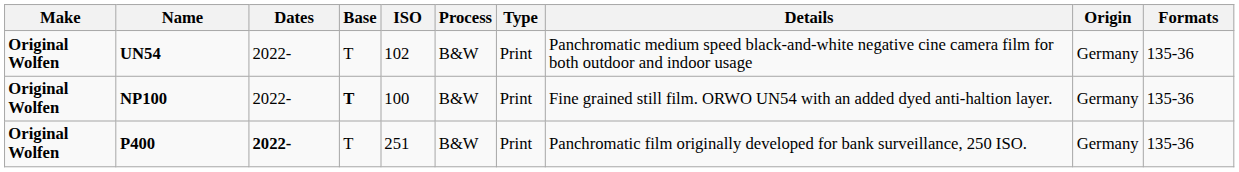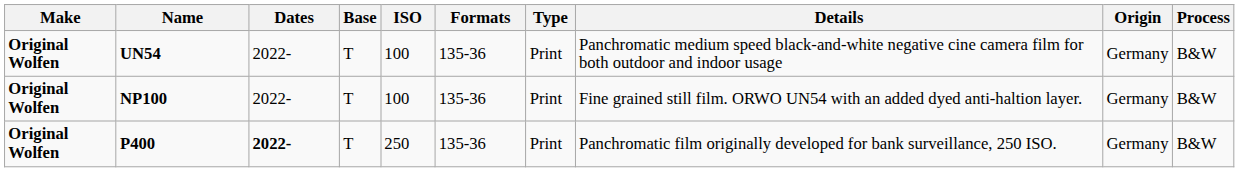columns swapped: (465, 17) <-> (1188, 17)
(397, 53) 102 -> (397, 53) 100
(349, 98) bold -> (348, 98) normal
(397, 143) 251 -> (397, 143) 250
